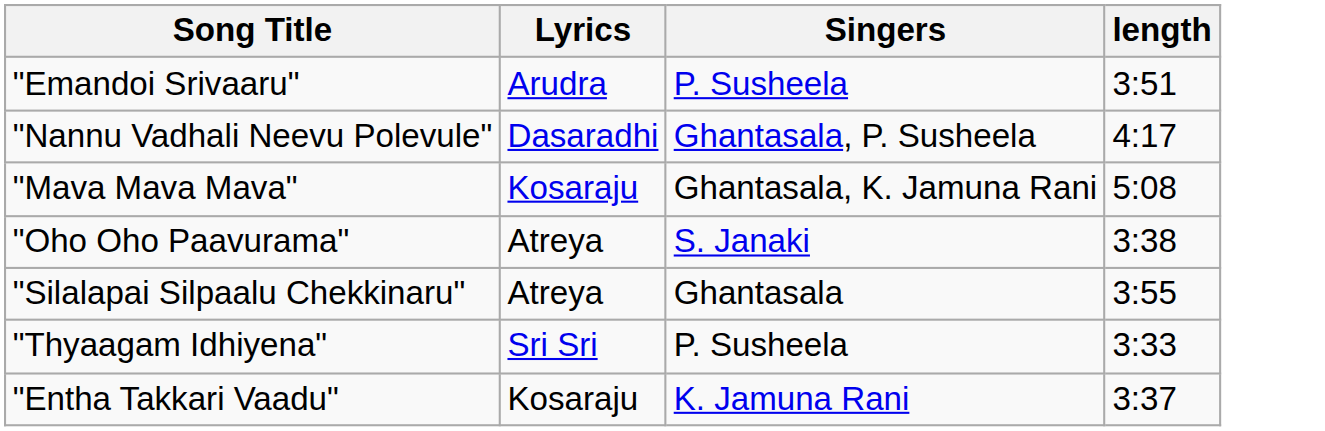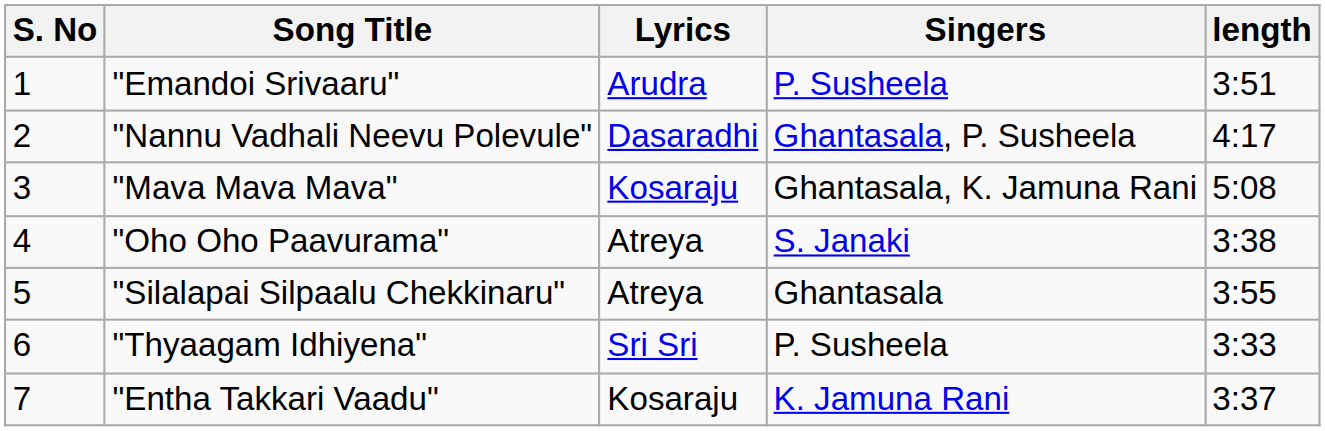+ column: (55, 30)
